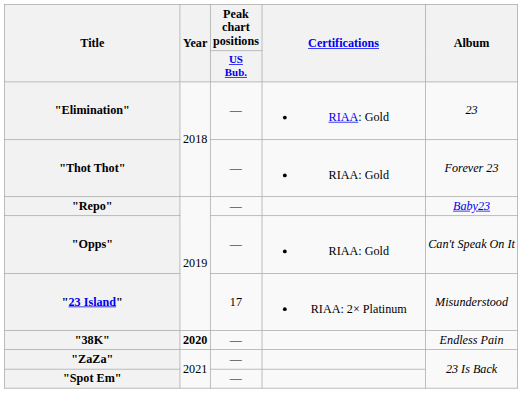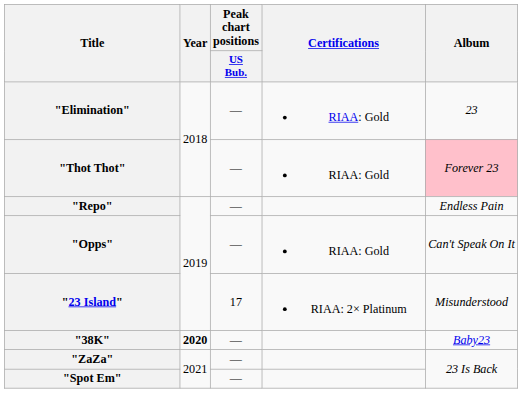(472, 168) no background -> (472, 168) pink background
(472, 206) Baby23 -> (472, 206) Endless Pain
(472, 340) Endless Pain -> (472, 340) Baby23
